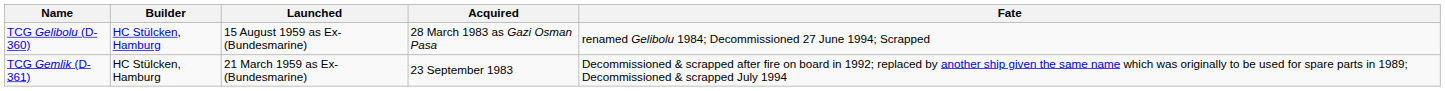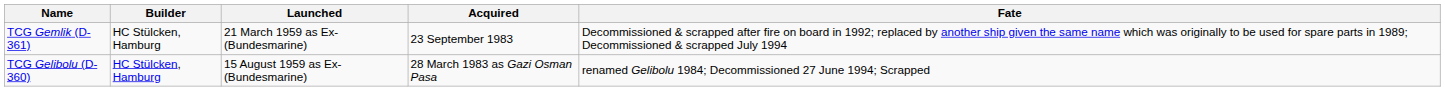rows swapped: (52, 38) <-> (49, 70)
